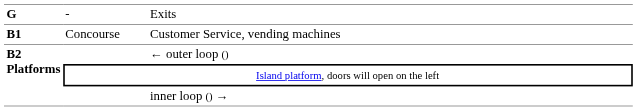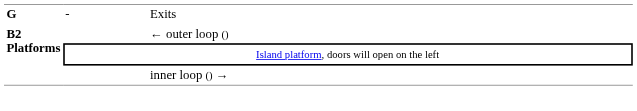- row: (245, 34)
